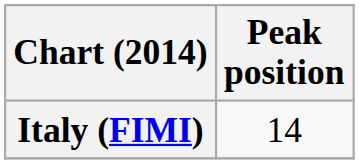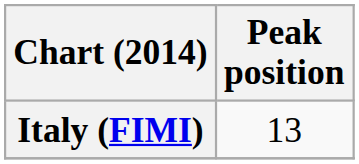(284, 128) 14 -> (284, 128) 13
